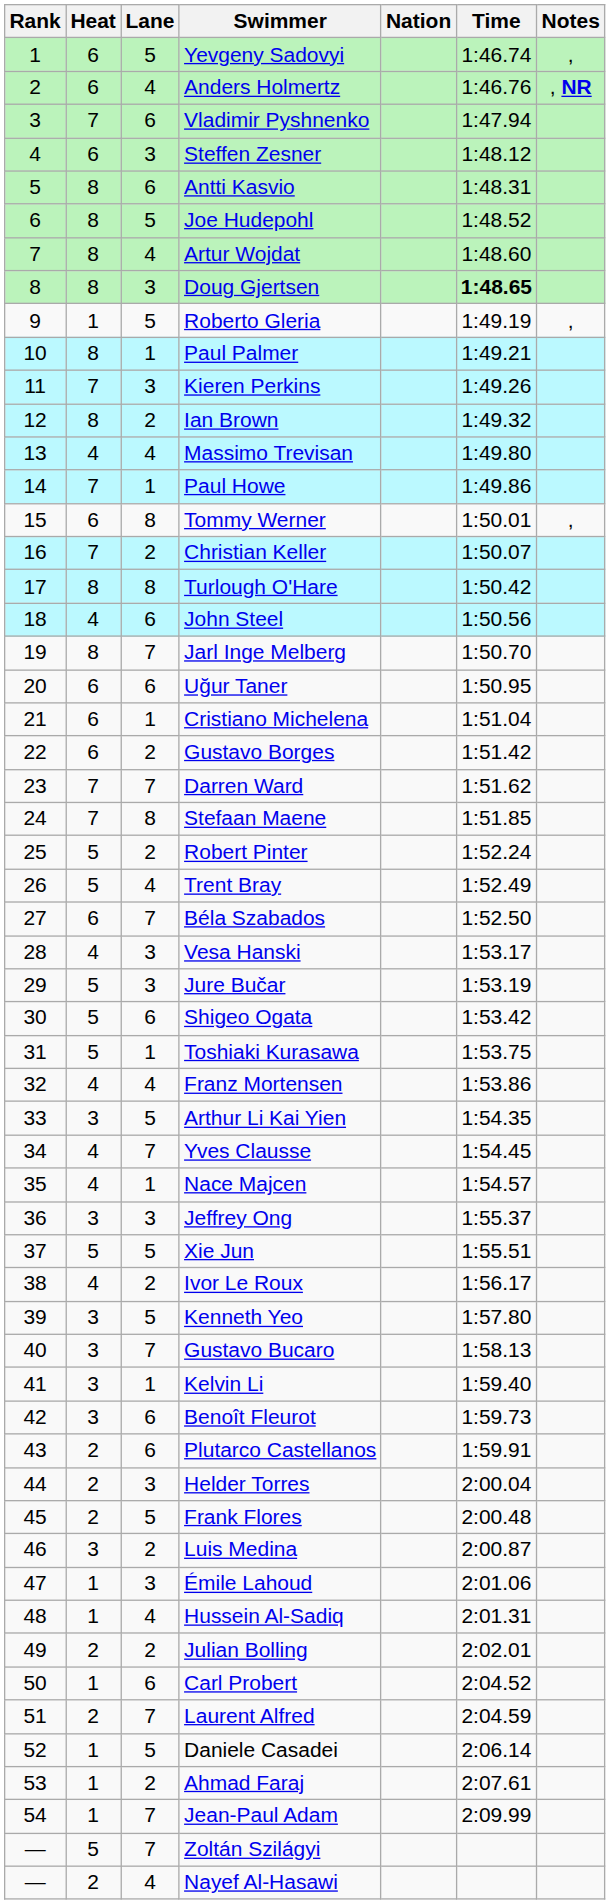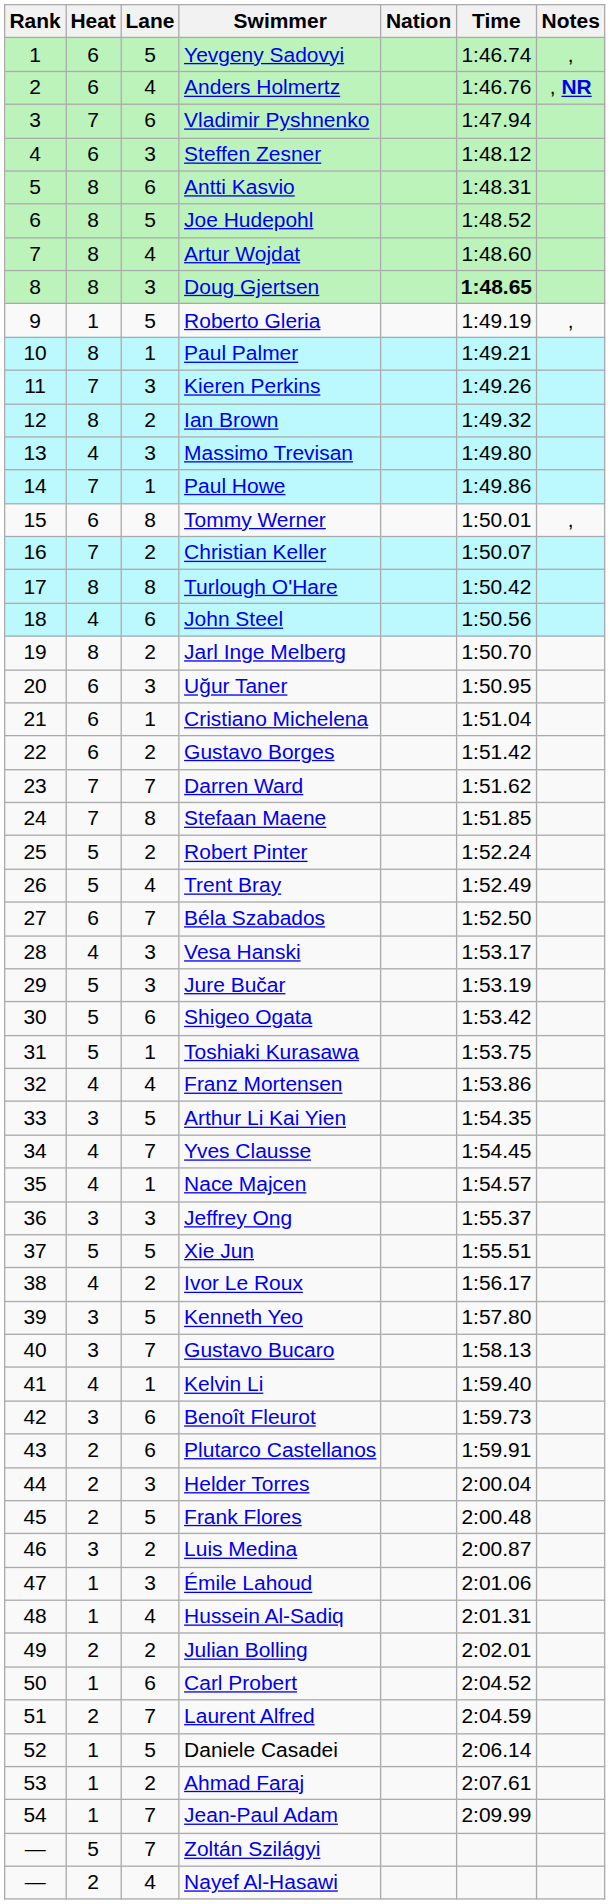(150, 453) 4 -> (150, 453) 3
(150, 652) 7 -> (150, 652) 2
(150, 685) 6 -> (150, 685) 3
(93, 1384) 3 -> (93, 1384) 4
